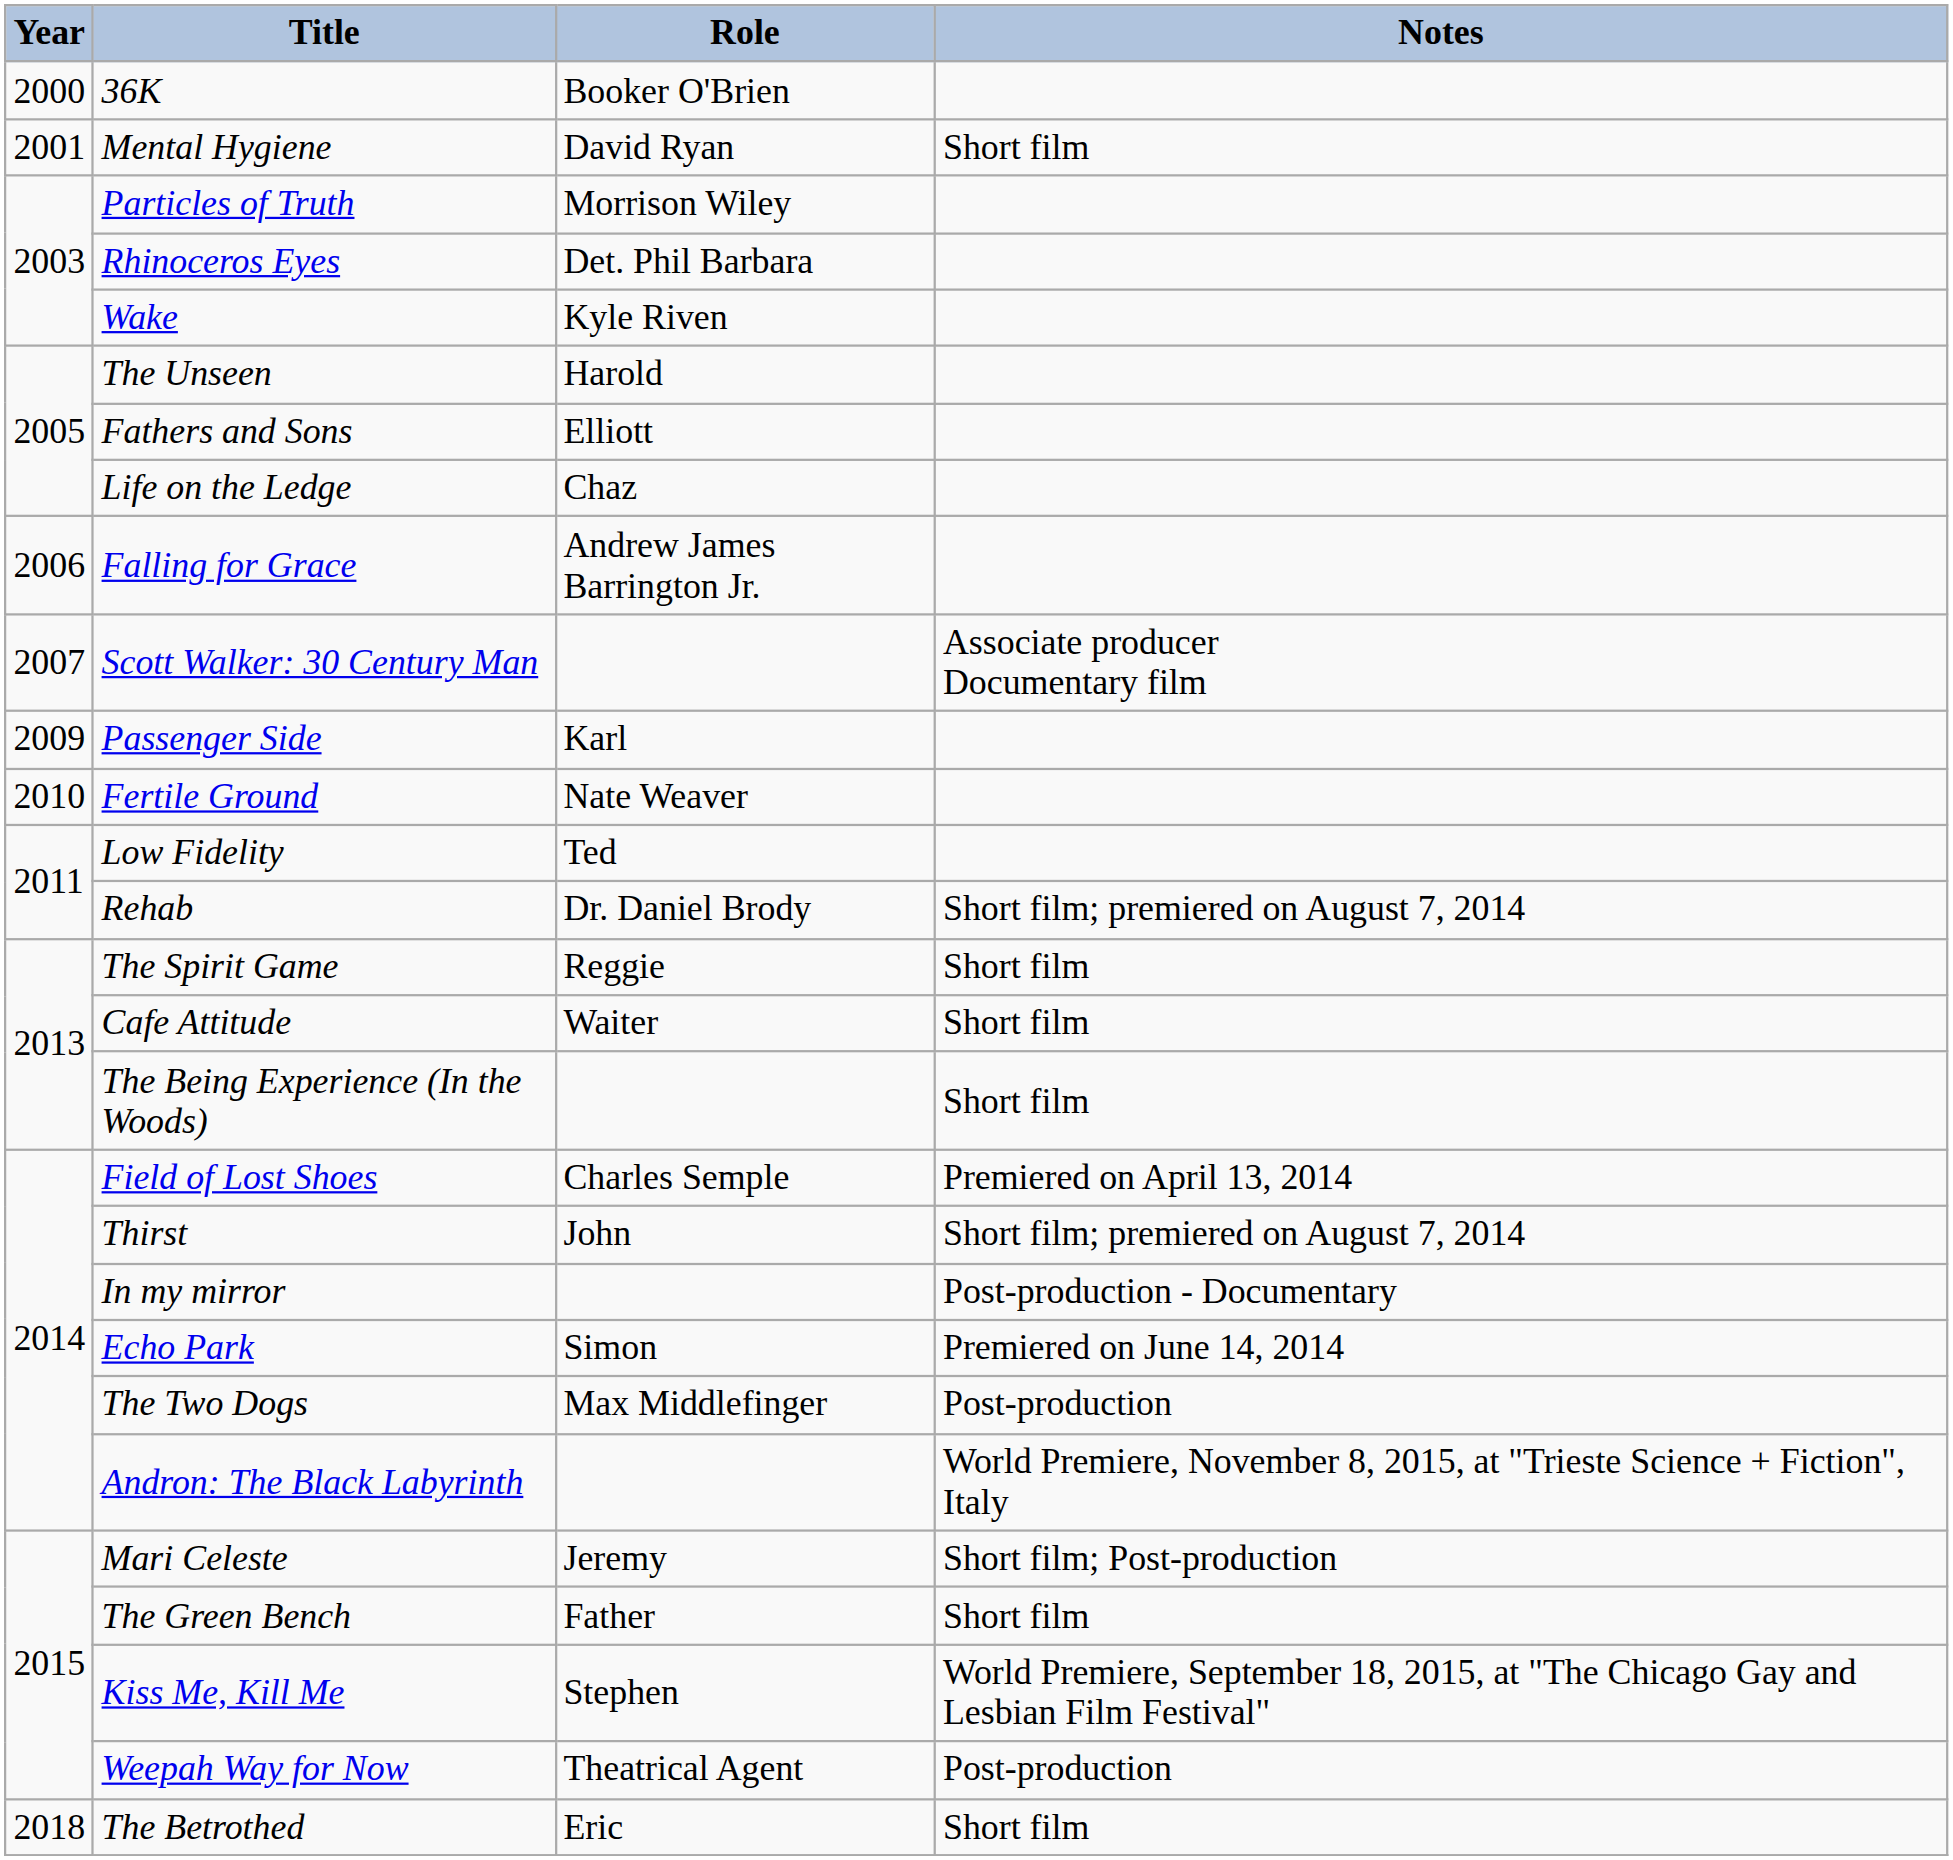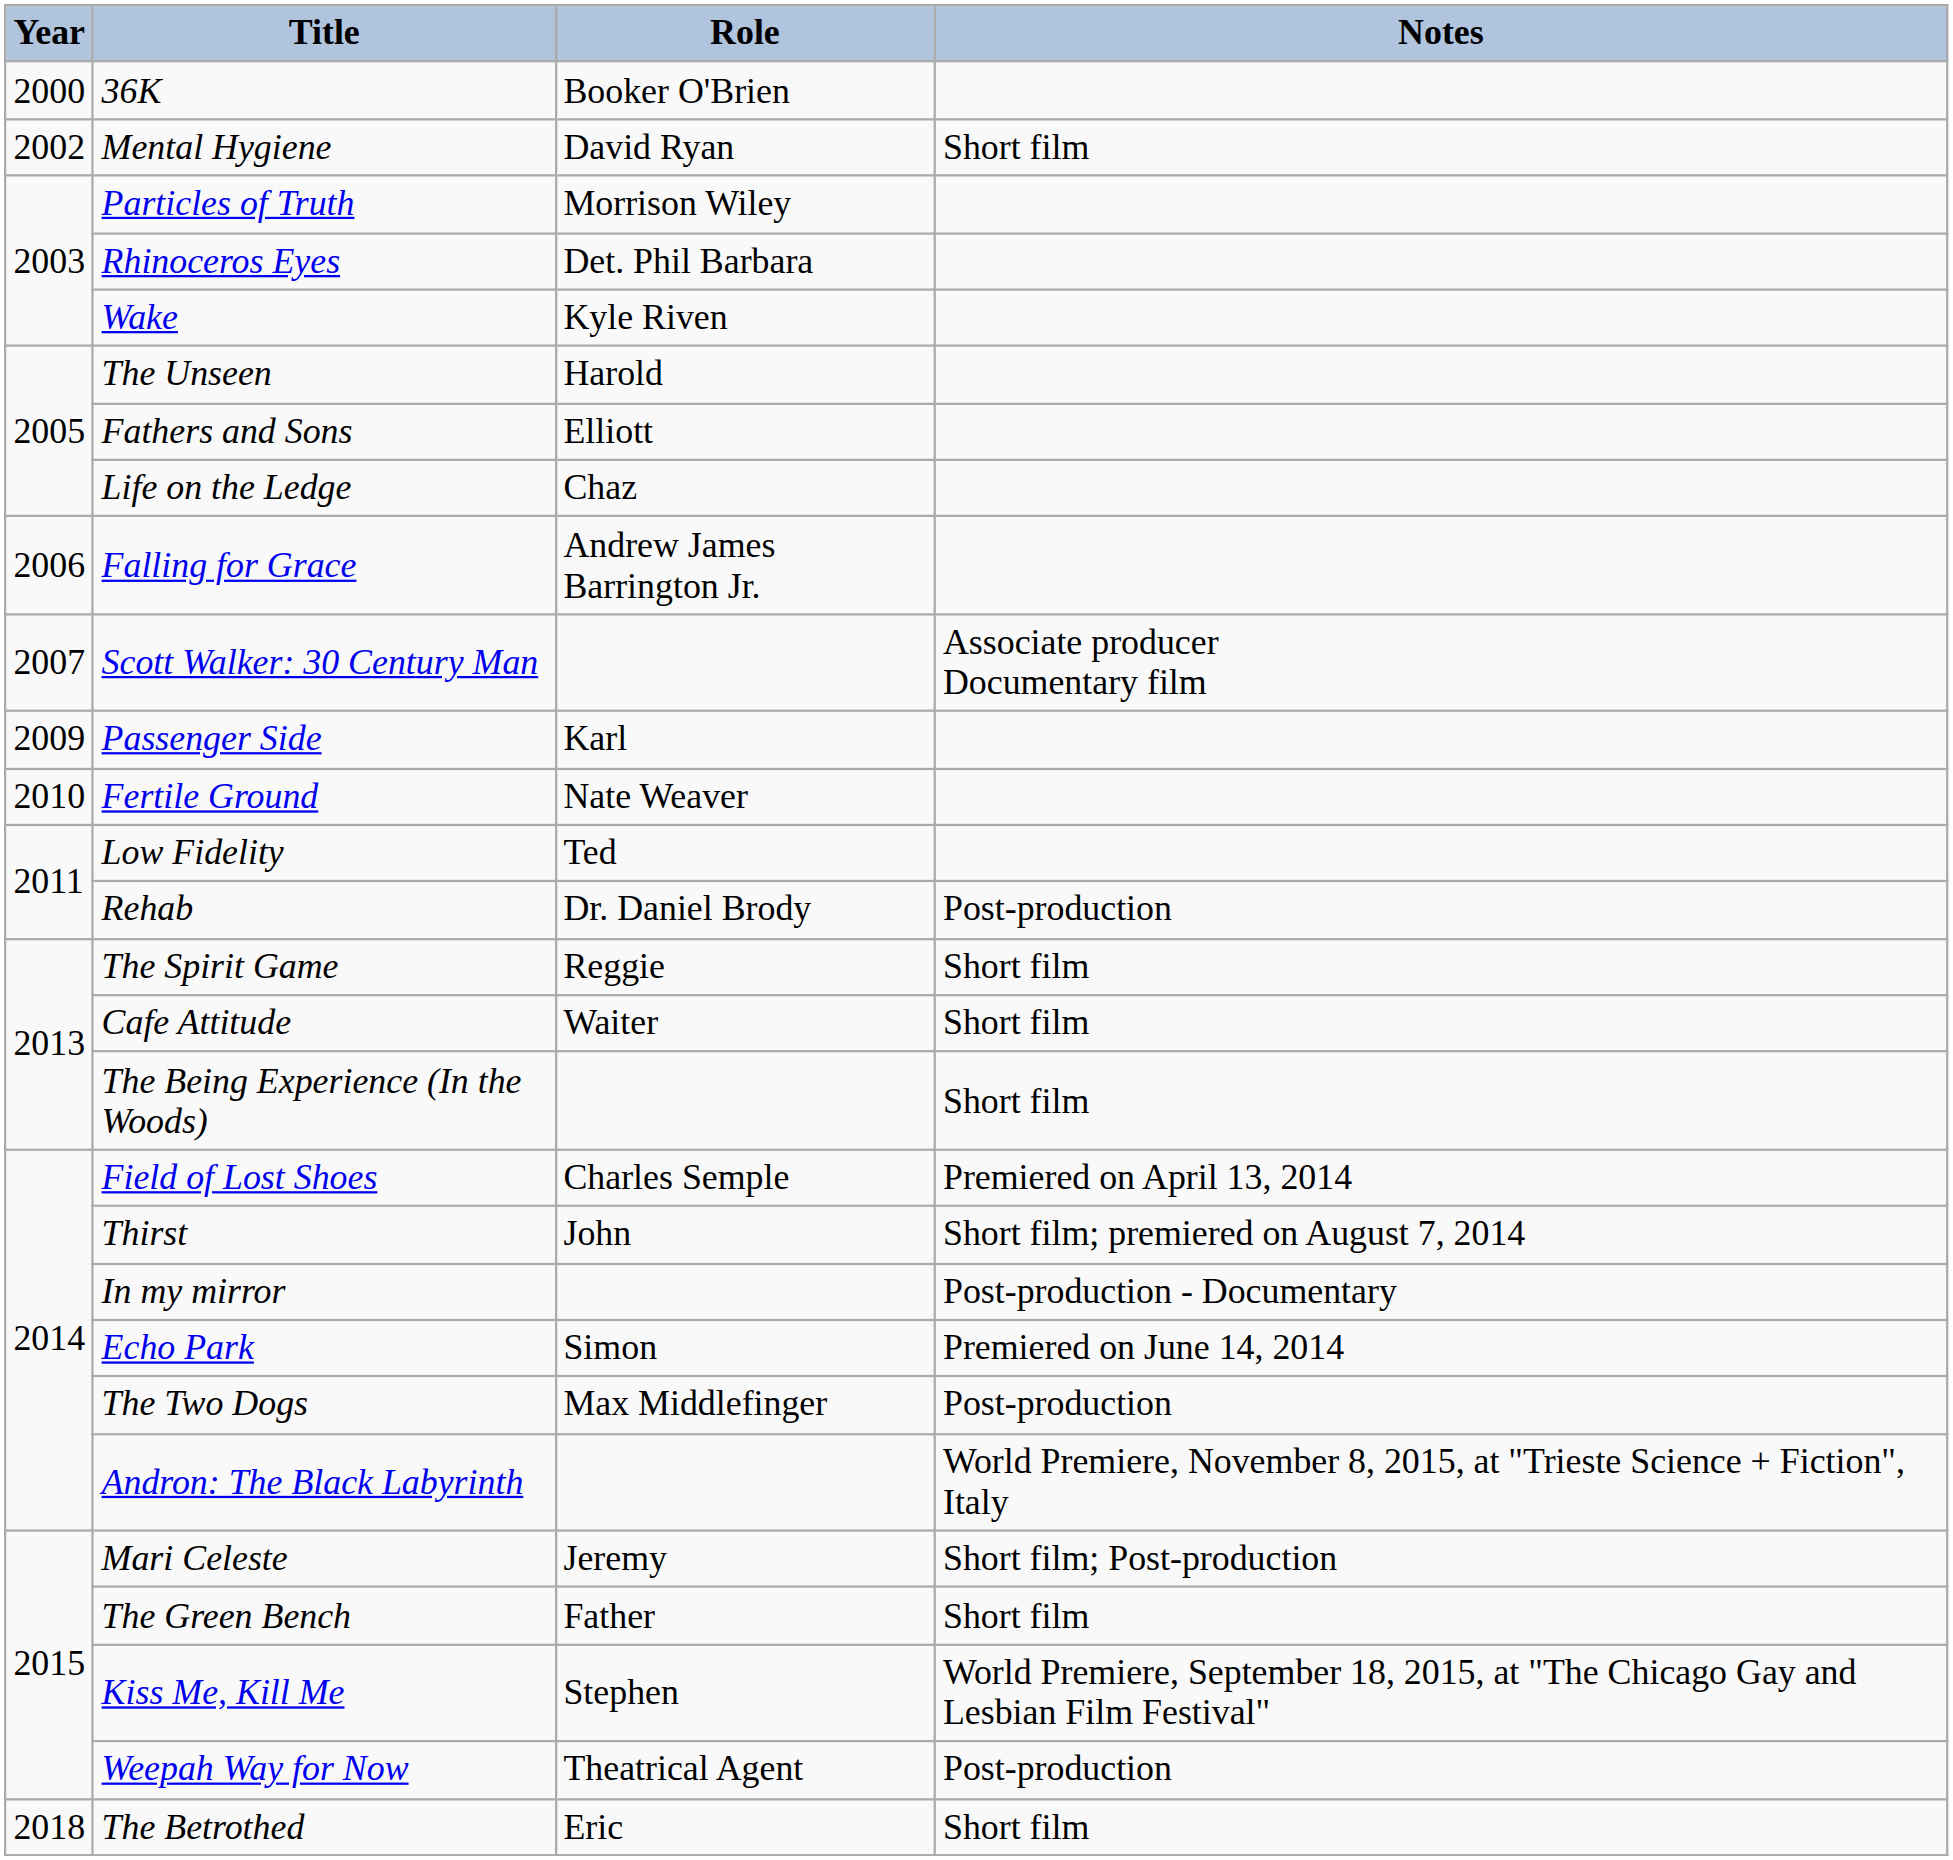(49, 146) 2001 -> (49, 146) 2002
(1234, 909) Short film; premiered on August 7, 2014 -> (1057, 909) Post-production
